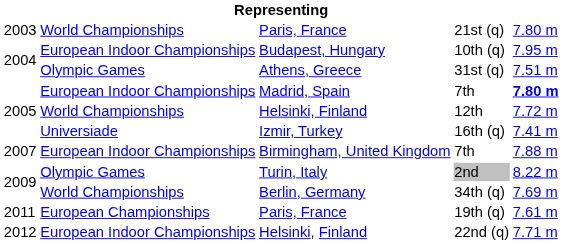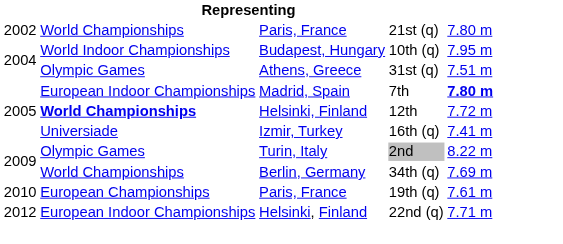(20, 30) 2003 -> (20, 30) 2002
(148, 50) European Indoor Championships -> (135, 50) World Indoor Championships
(112, 111) normal -> (118, 111) bold
- row: (355, 151)
(20, 212) 2011 -> (20, 192) 2010
